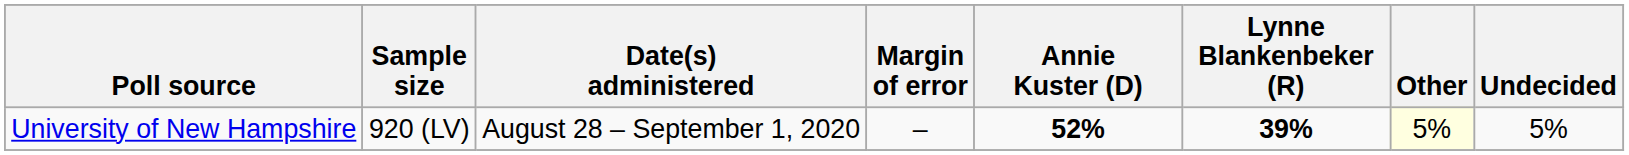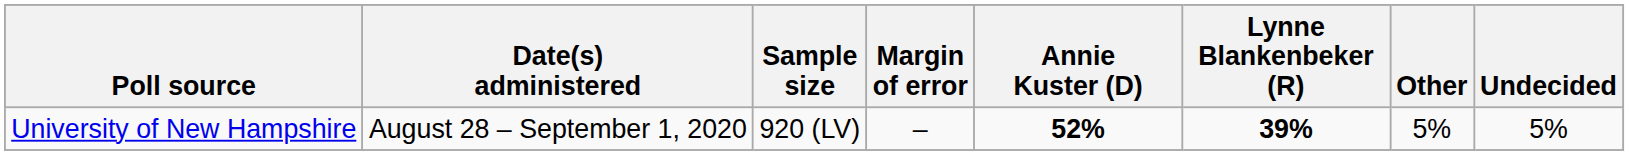columns swapped: (671, 71) <-> (419, 71)
(1432, 128) lightyellow background -> (1432, 128) no background
